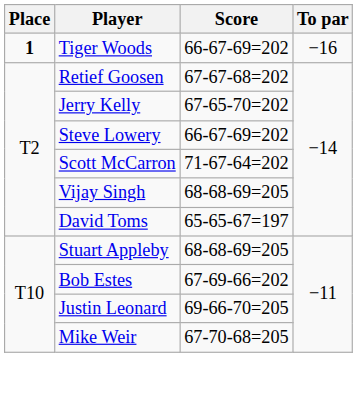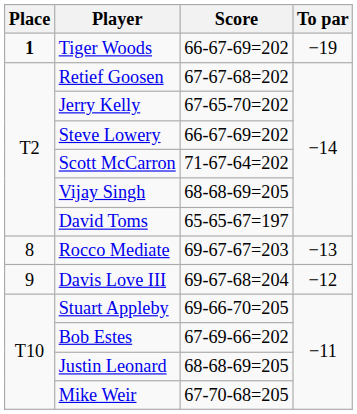(323, 47) −16 -> (323, 47) −19
+ row: (114, 250)
+ row: (112, 279)
(236, 250) 68-68-69=205 -> (236, 308) 69-66-70=205
(236, 308) 69-66-70=205 -> (236, 366) 68-68-69=205
